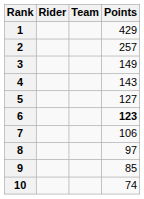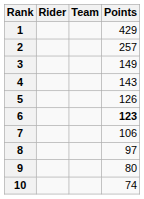(128, 99) 127 -> (128, 99) 126
(131, 168) 85 -> (131, 168) 80
